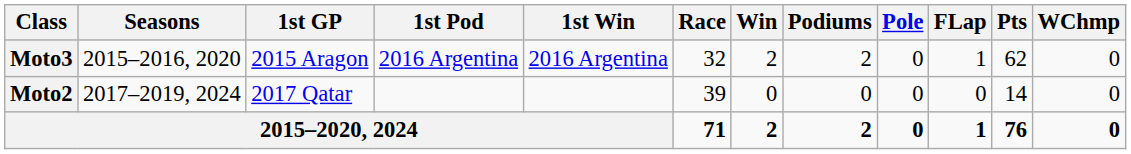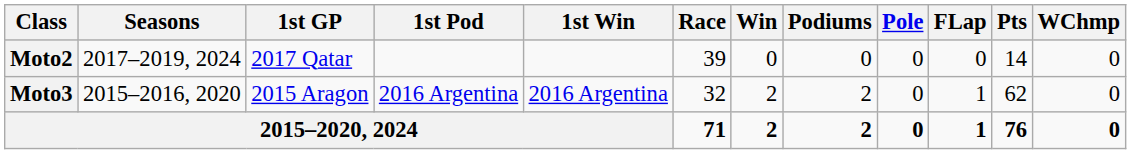rows swapped: (41, 58) <-> (41, 93)
